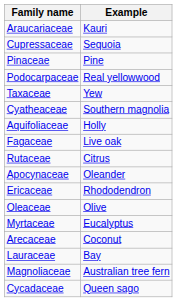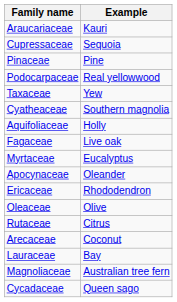rows swapped: (29, 158) <-> (31, 223)
